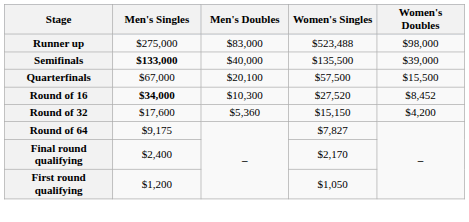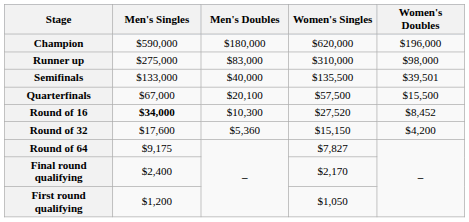+ row: (59, 43)
(333, 43) $523,488 -> (333, 60) $310,000
(157, 60) bold -> (157, 78) normal
(421, 60) $39,000 -> (421, 78) $39,501
